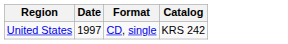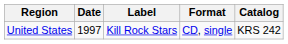+ column: (142, 13)
